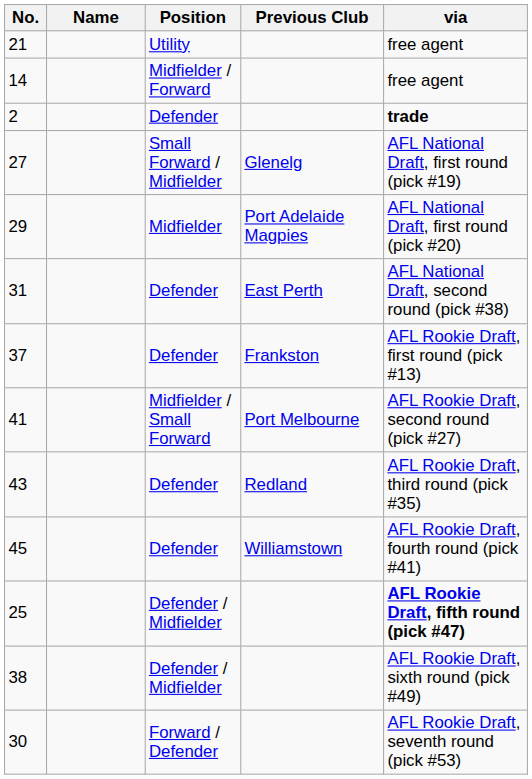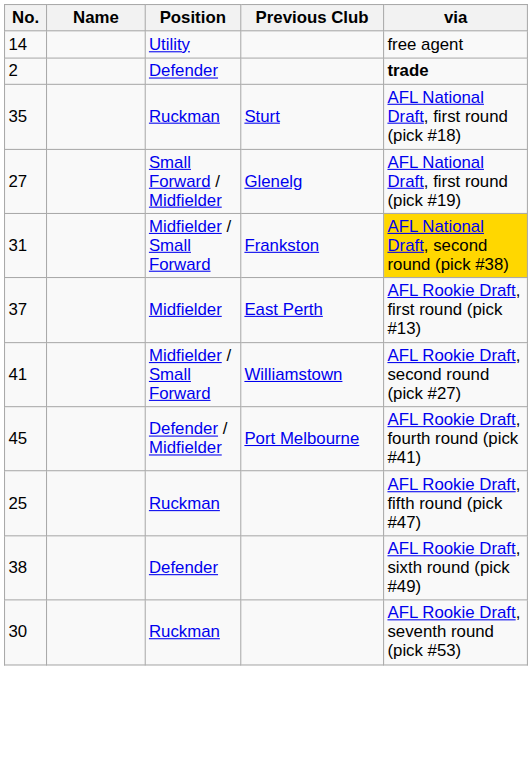- row: (18, 44)
(190, 80) Midfielder / Forward -> (169, 44) Utility
+ row: (18, 116)
- row: (18, 226)
(183, 291) Defender -> (190, 245) Midfielder / Small Forward
(284, 291) East Perth -> (282, 245) Frankston
(448, 291) no background -> (448, 245) gold background
(183, 355) Defender -> (185, 309) Midfielder
(282, 355) Frankston -> (284, 309) East Perth
(302, 419) Port Melbourne -> (293, 374) Williamstown
- row: (18, 484)
(183, 548) Defender -> (188, 438) Defender / Midfielder
(293, 548) Williamstown -> (302, 438) Port Melbourne
(188, 613) Defender / Midfielder -> (184, 503) Ruckman
(454, 613) bold -> (454, 503) normal
(188, 677) Defender / Midfielder -> (183, 567) Defender
(184, 742) Forward / Defender -> (184, 632) Ruckman
